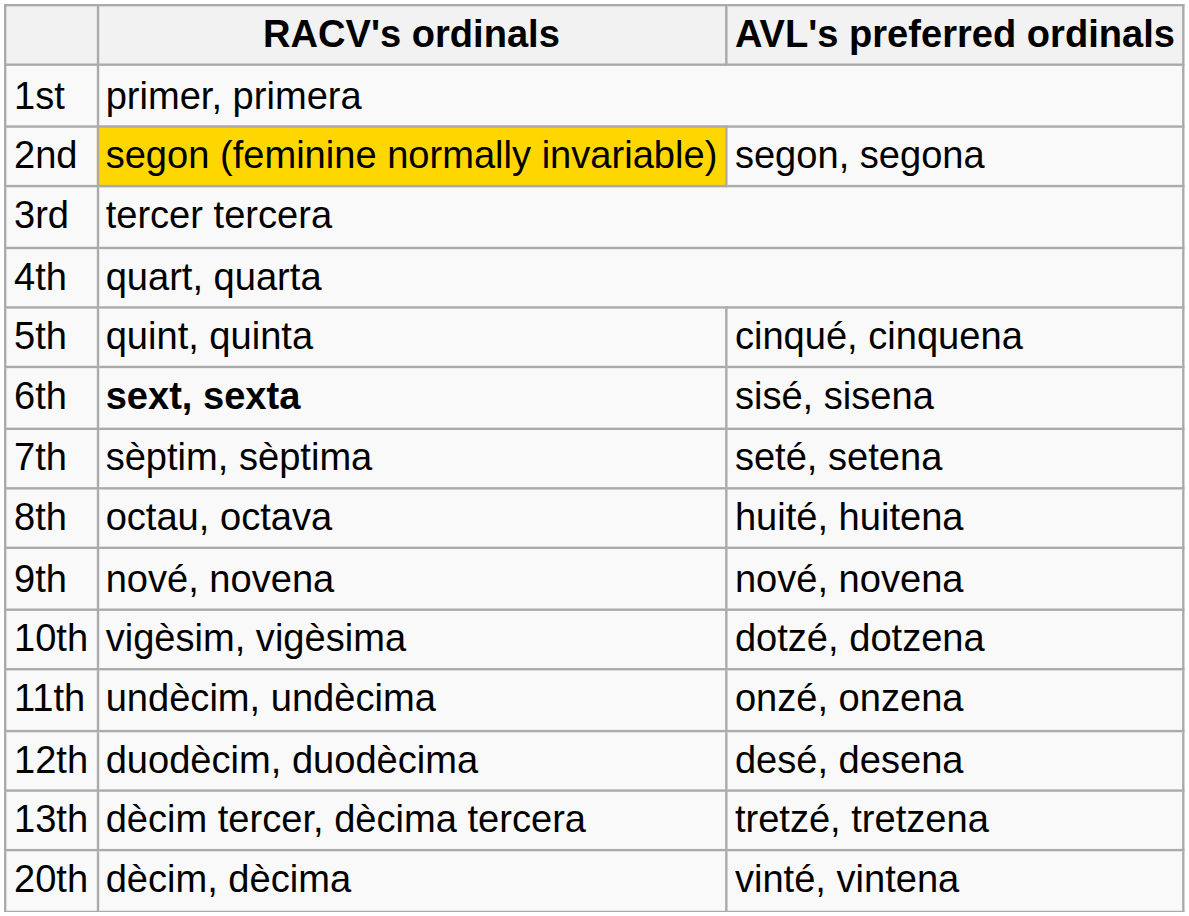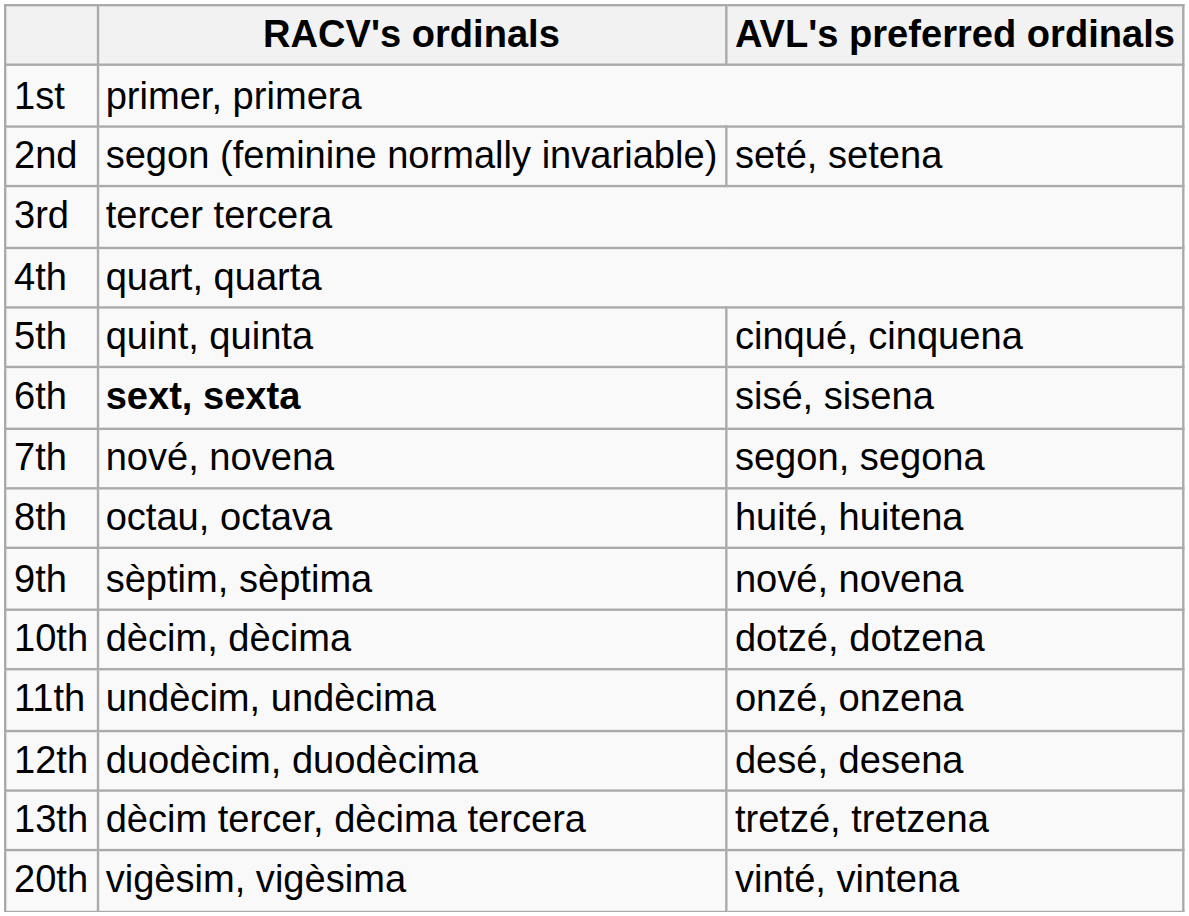(411, 155) gold background -> (411, 155) no background
(860, 155) segon, segona -> (839, 155) seté, setena
(239, 457) sèptim, sèptima -> (220, 457) nové, novena
(839, 457) seté, setena -> (860, 457) segon, segona
(220, 578) nové, novena -> (239, 578) sèptim, sèptima
(256, 638) vigèsim, vigèsima -> (228, 638) dècim, dècima
(228, 880) dècim, dècima -> (256, 880) vigèsim, vigèsima
